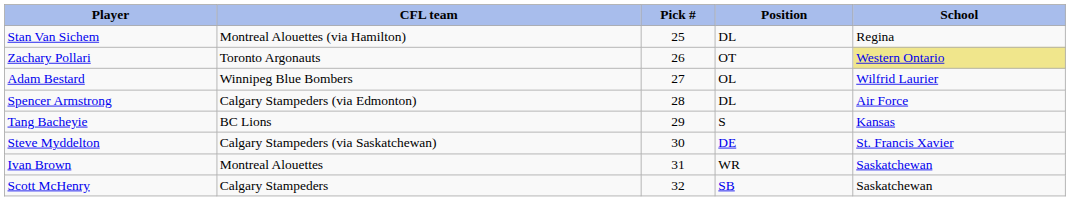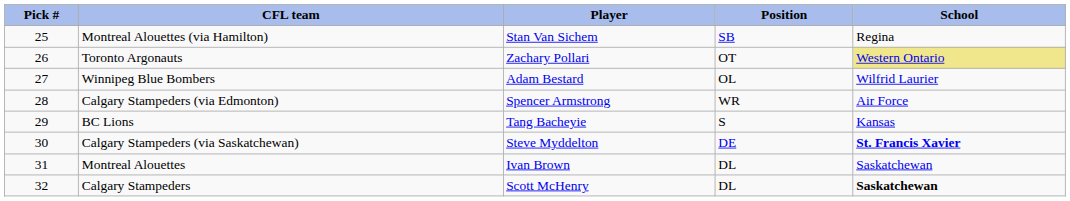columns swapped: (678, 15) <-> (111, 15)
(727, 36) DL -> (727, 36) SB
(727, 100) DL -> (729, 100) WR
(905, 143) normal -> (908, 143) bold
(729, 164) WR -> (727, 164) DL
(727, 185) SB -> (727, 185) DL
(894, 185) normal -> (897, 185) bold
